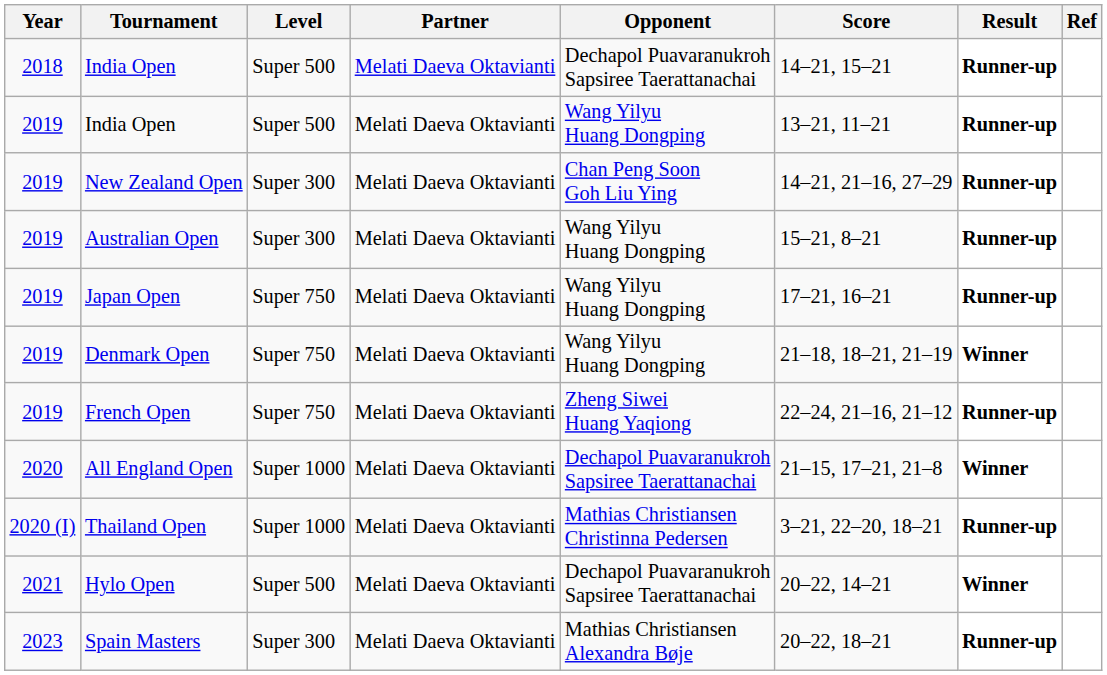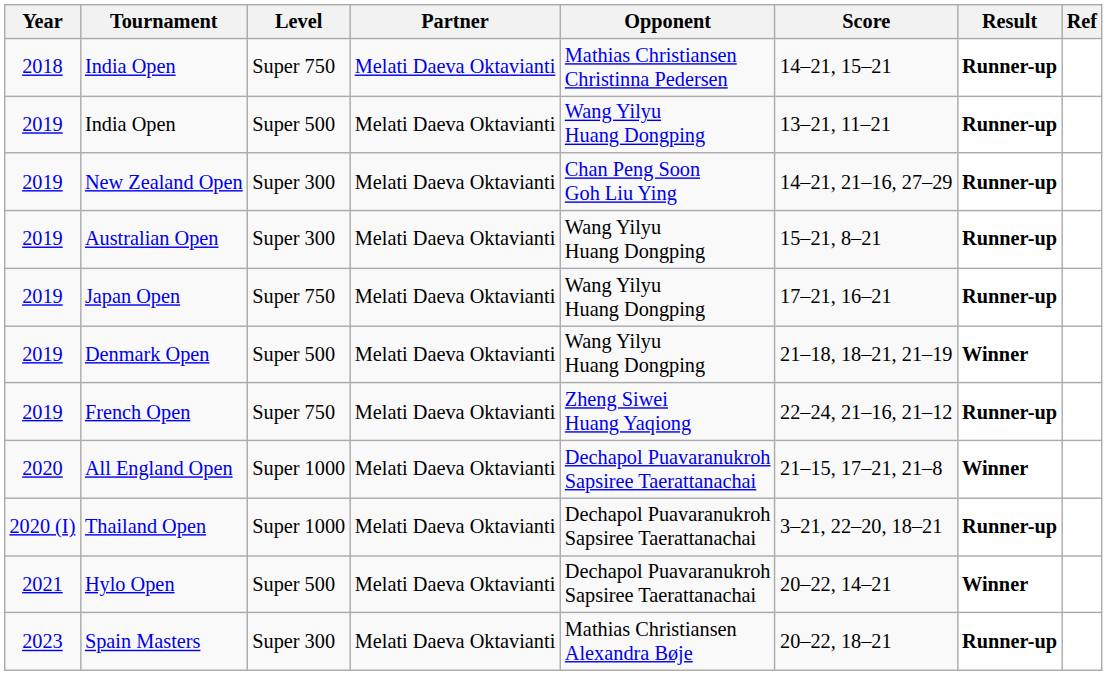(294, 67) Super 500 -> (294, 67) Super 750
(668, 67) Dechapol Puavaranukroh Sapsiree Taerattanachai -> (651, 67) Mathias Christiansen Christinna Pedersen
(294, 354) Super 750 -> (294, 354) Super 500
(651, 526) Mathias Christiansen Christinna Pedersen -> (668, 526) Dechapol Puavaranukroh Sapsiree Taerattanachai
